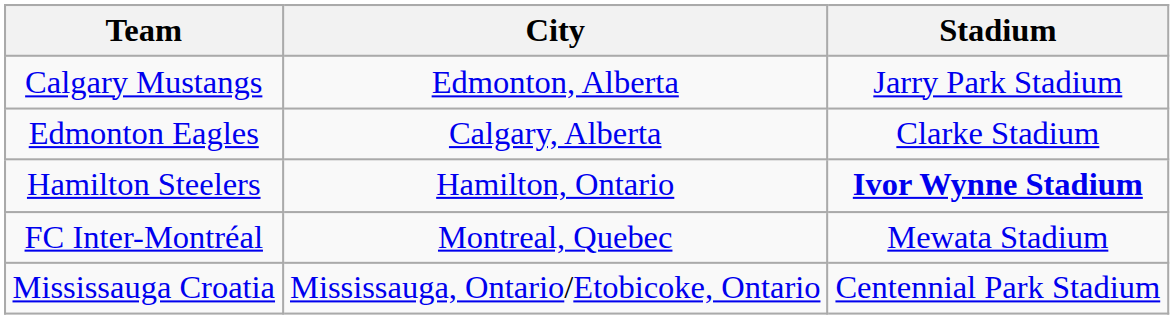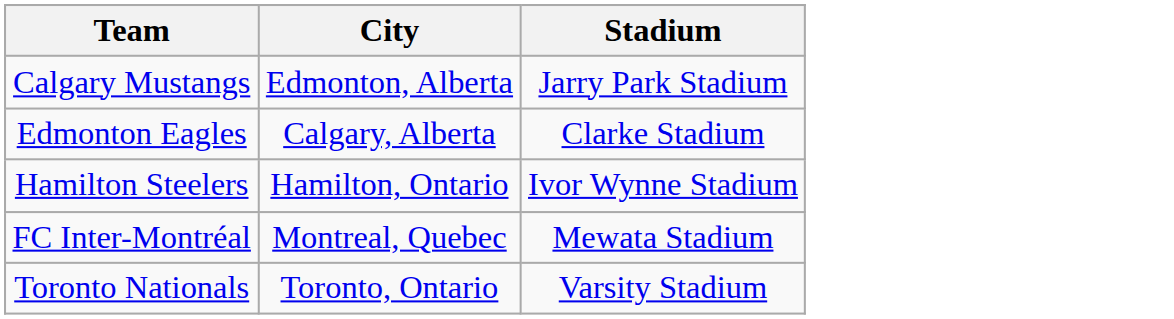(998, 184) bold -> (663, 184) normal
- row: (144, 287)
+ row: (132, 287)
